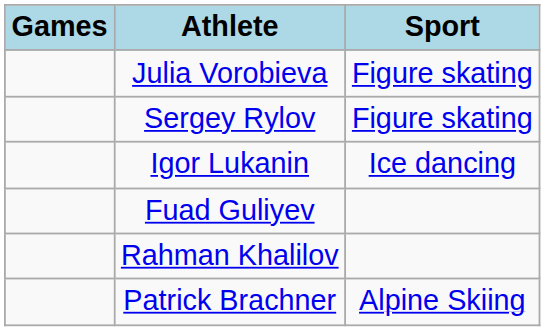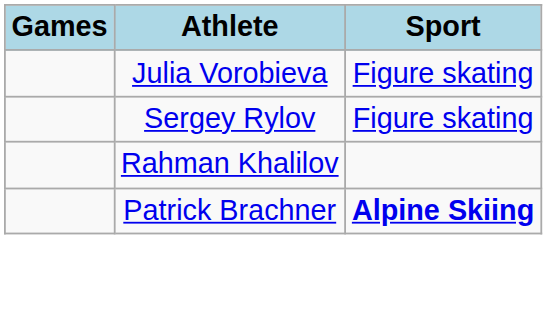- row: (230, 164)
- row: (230, 210)
(442, 301) normal -> (443, 210) bold
